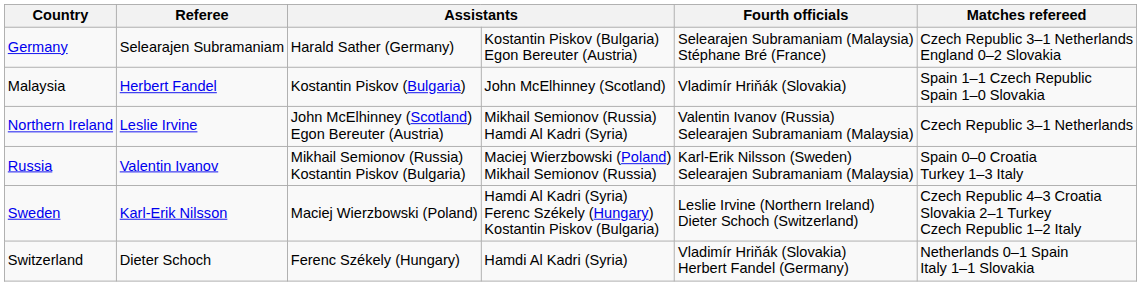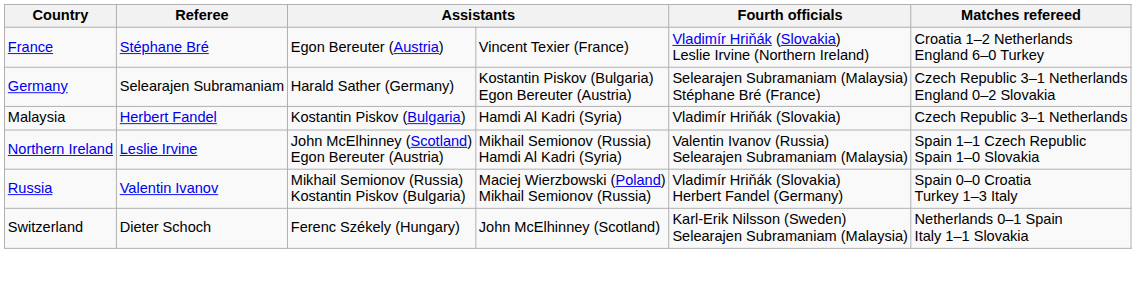+ row: (30, 47)
(575, 86) John McElhinney (Scotland) -> (550, 118) Hamdi Al Kadri (Syria)
(1006, 86) Spain 1–1 Czech Republic Spain 1–0 Slovakia -> (1021, 118) Czech Republic 3–1 Netherlands
(1027, 126) Czech Republic 3–1 Netherlands -> (1000, 149) Spain 1–1 Czech Republic Spain 1–0 Slovakia
(796, 165) Karl-Erik Nilsson (Sweden) Selearajen Subramaniam (Malaysia) -> (758, 188) Vladimír Hriňák (Slovakia) Herbert Fandel (Germany)
- row: (34, 213)
(556, 261) Hamdi Al Kadri (Syria) -> (569, 228) John McElhinney (Scotland)
(763, 261) Vladimír Hriňák (Slovakia) Herbert Fandel (Germany) -> (790, 228) Karl-Erik Nilsson (Sweden) Selearajen Subramaniam (Malaysia)
